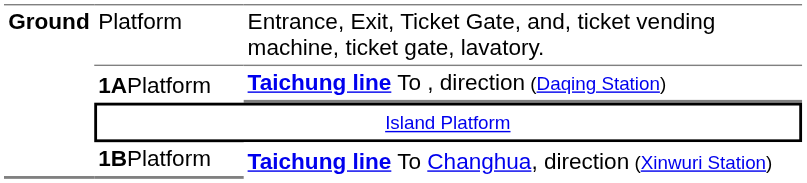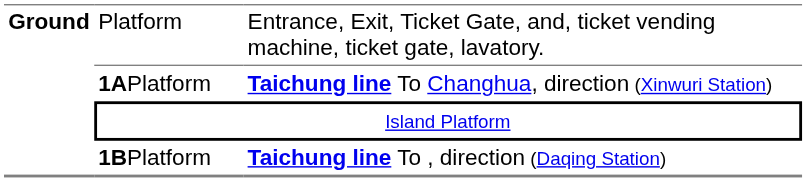(457, 82) Taichung line To , direction (Daqing Station) -> (510, 84) Taichung line To Changhua, direction (Xinwuri Station)
(510, 161) Taichung line To Changhua, direction (Xinwuri Station) -> (457, 157) Taichung line To , direction (Daqing Station)
